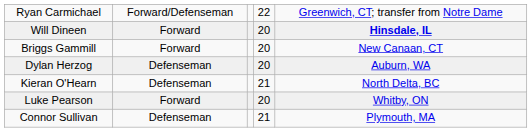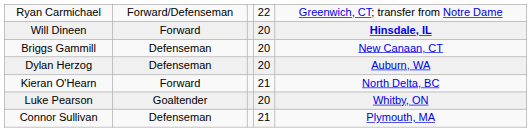(180, 48) Forward -> (180, 48) Defenseman
(180, 83) Defenseman -> (180, 83) Forward
(180, 100) Forward -> (180, 100) Goaltender
